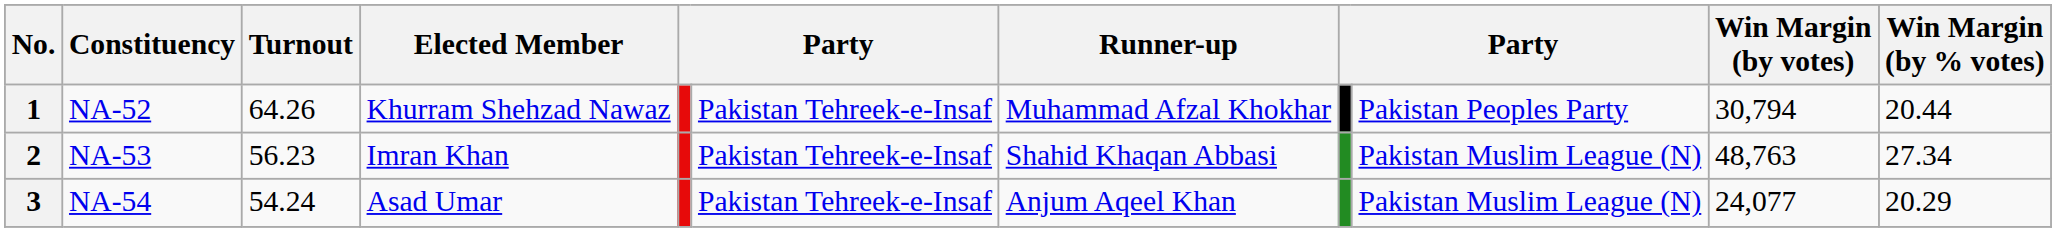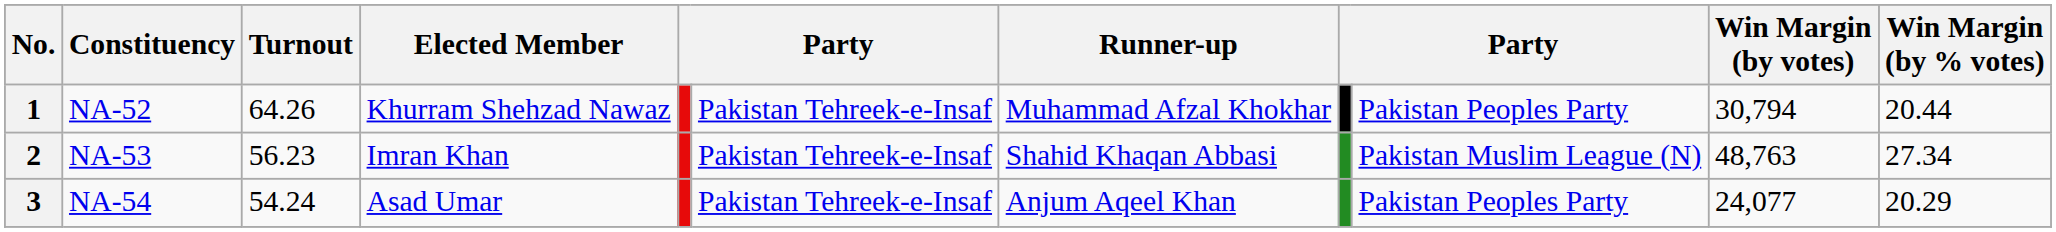(1530, 202) Pakistan Muslim League (N) -> (1493, 202) Pakistan Peoples Party
